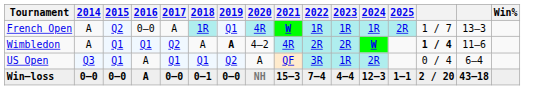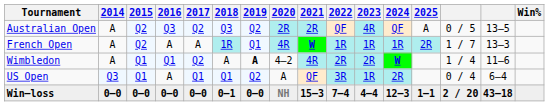+ row: (51, 29)
(146, 29) 0–0 -> (170, 45) A
(437, 45) bold -> (461, 61) normal
(146, 77) A -> (170, 93) 0–0
